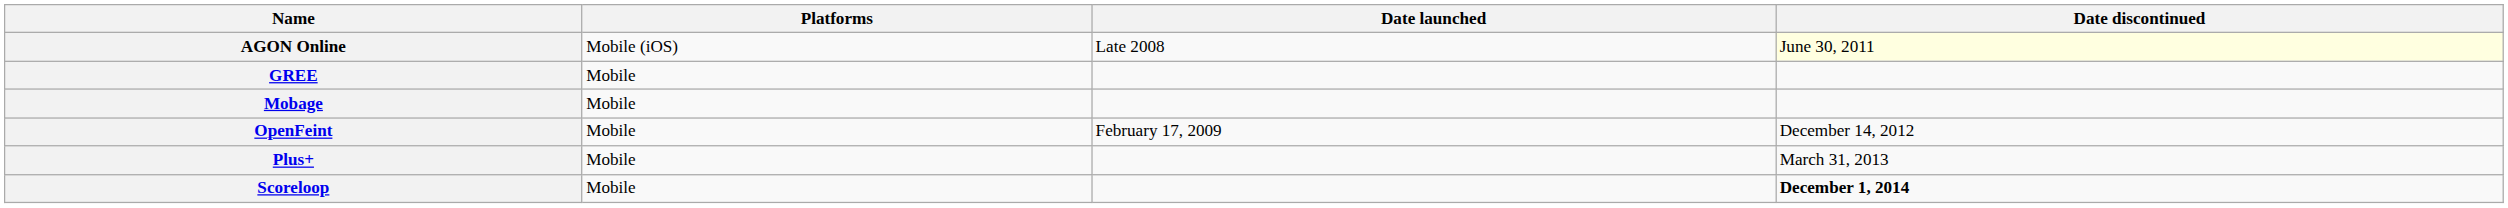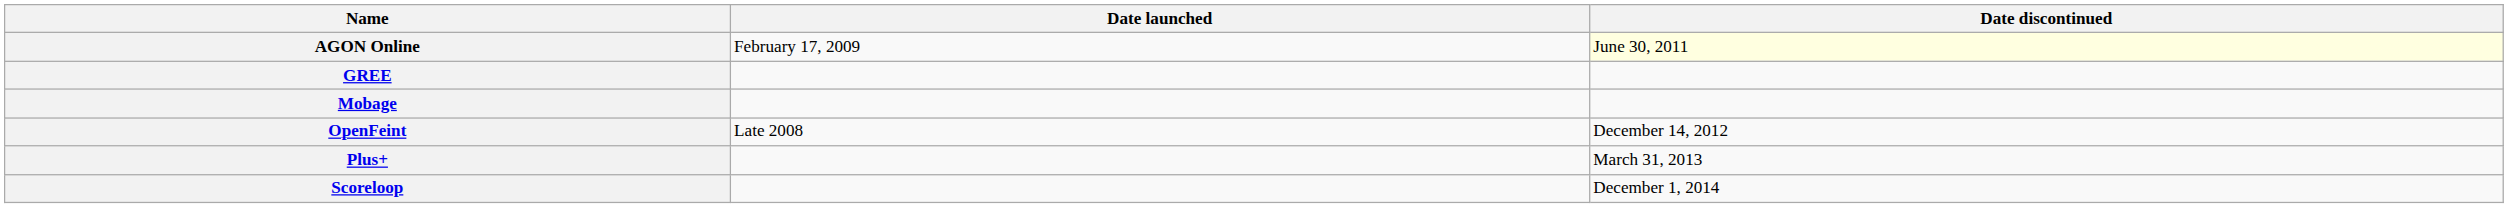- column: (837, 18)
(1130, 46) Late 2008 -> (797, 46) February 17, 2009
(1159, 131) February 17, 2009 -> (769, 131) Late 2008
(1844, 187) bold -> (1656, 187) normal
